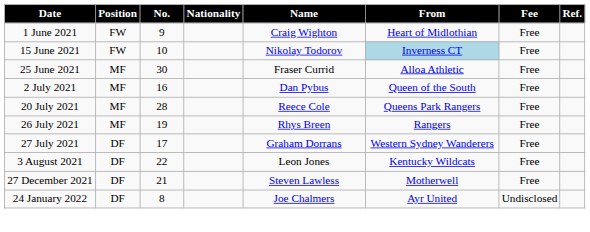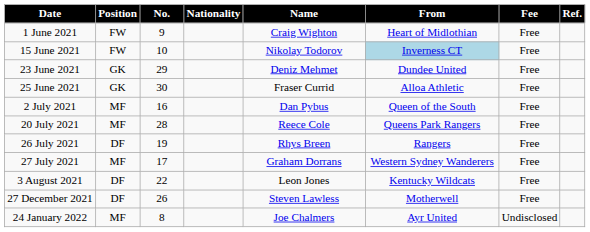+ row: (50, 69)
(118, 69) MF -> (118, 88) GK
(118, 125) MF -> (118, 143) DF
(118, 143) DF -> (118, 162) MF
(162, 180) 21 -> (162, 199) 26
(118, 199) DF -> (118, 217) MF
